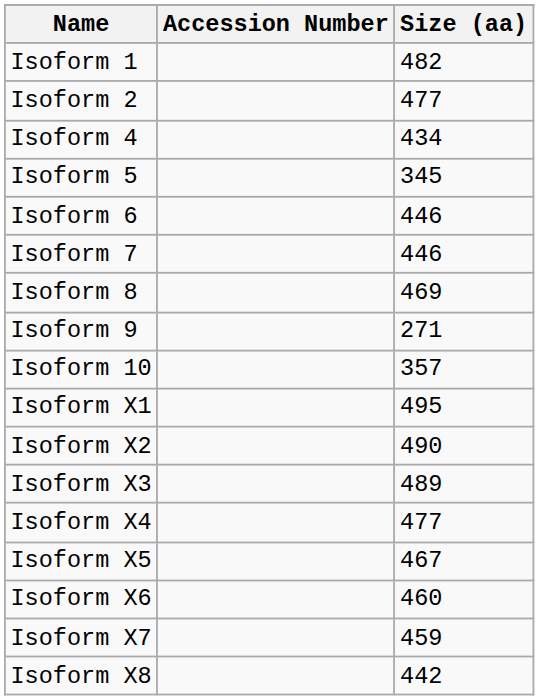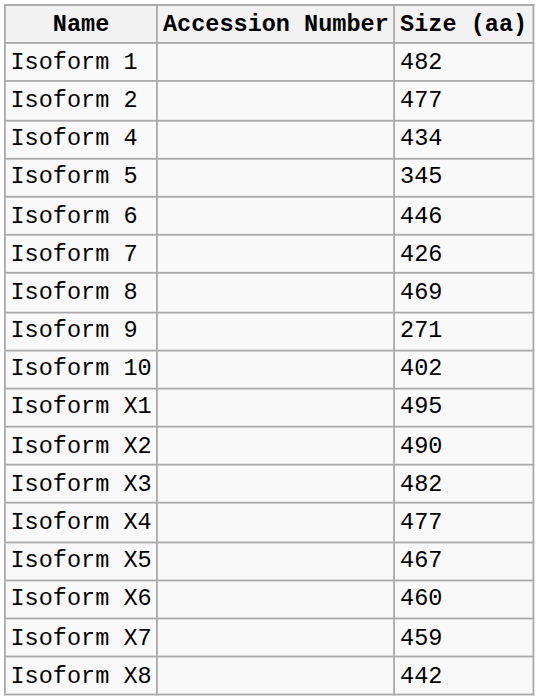(421, 254) 446 -> (421, 254) 426
(421, 369) 357 -> (421, 369) 402
(421, 484) 489 -> (421, 484) 482
